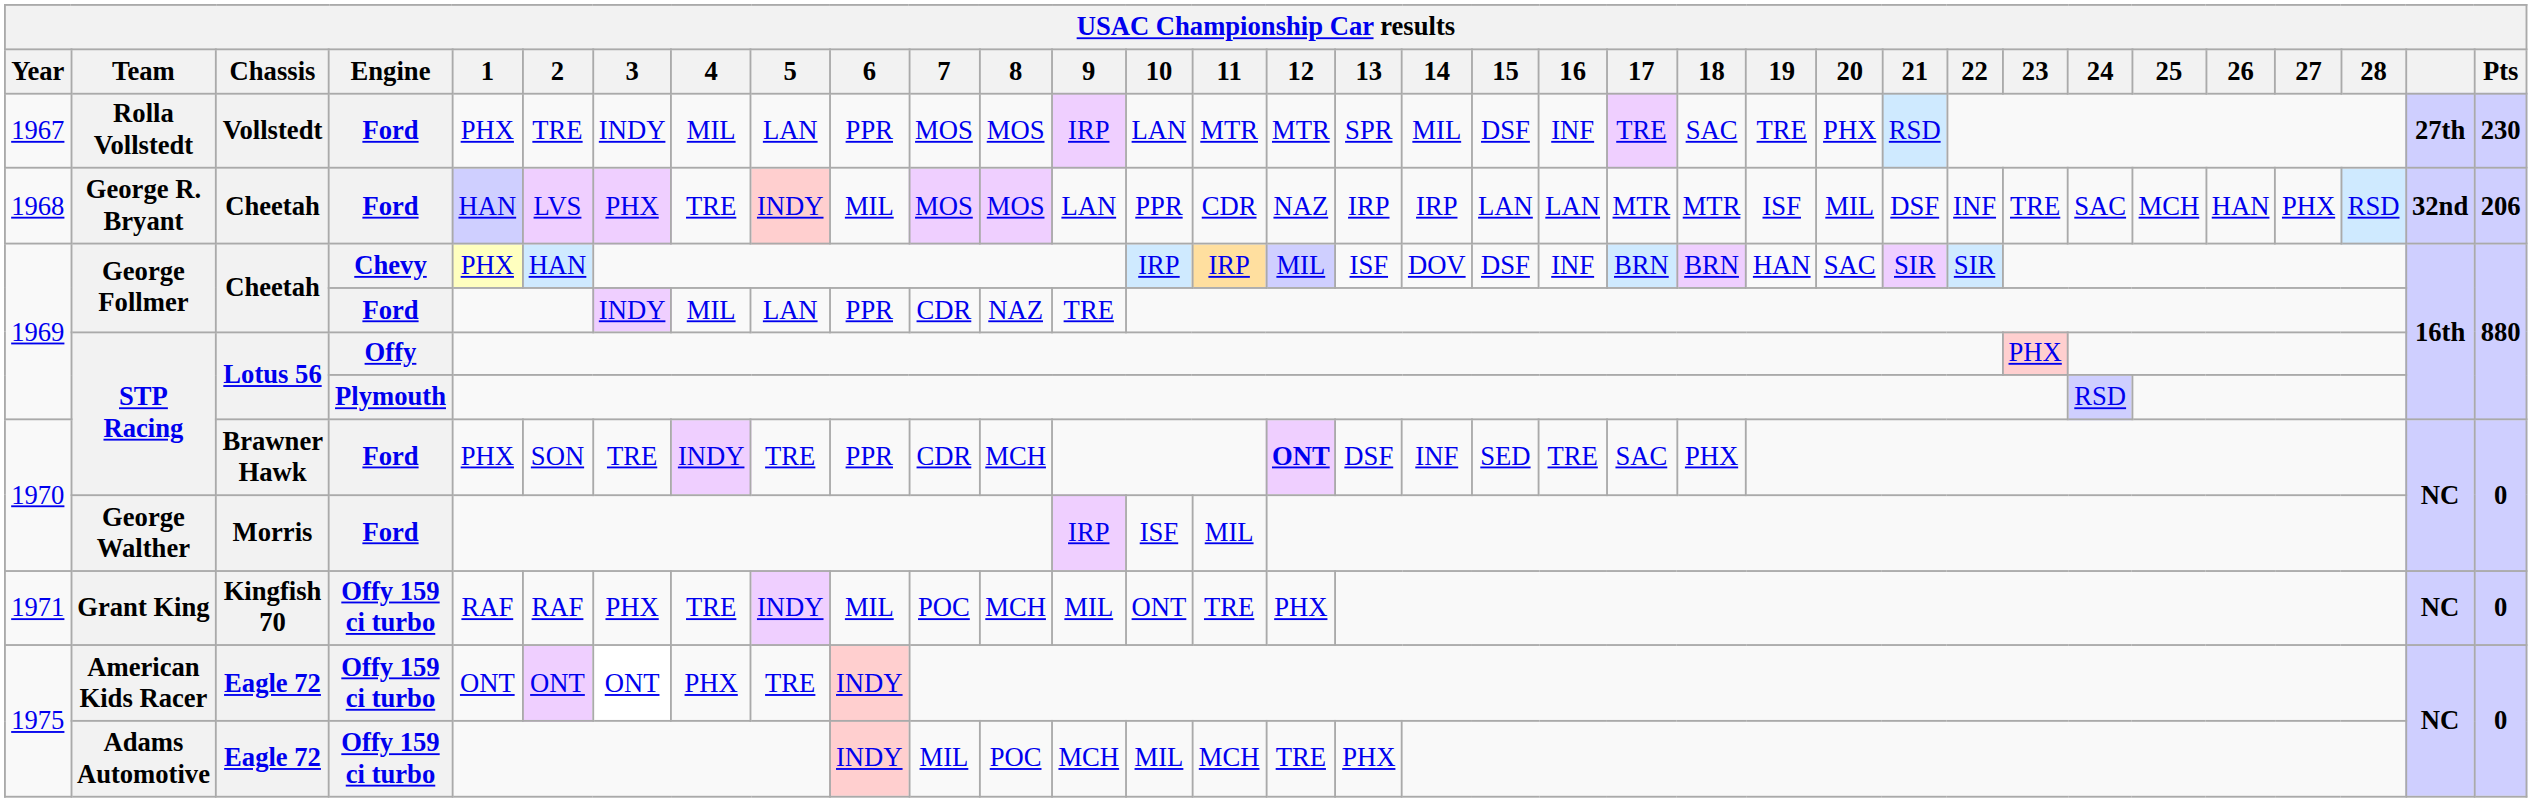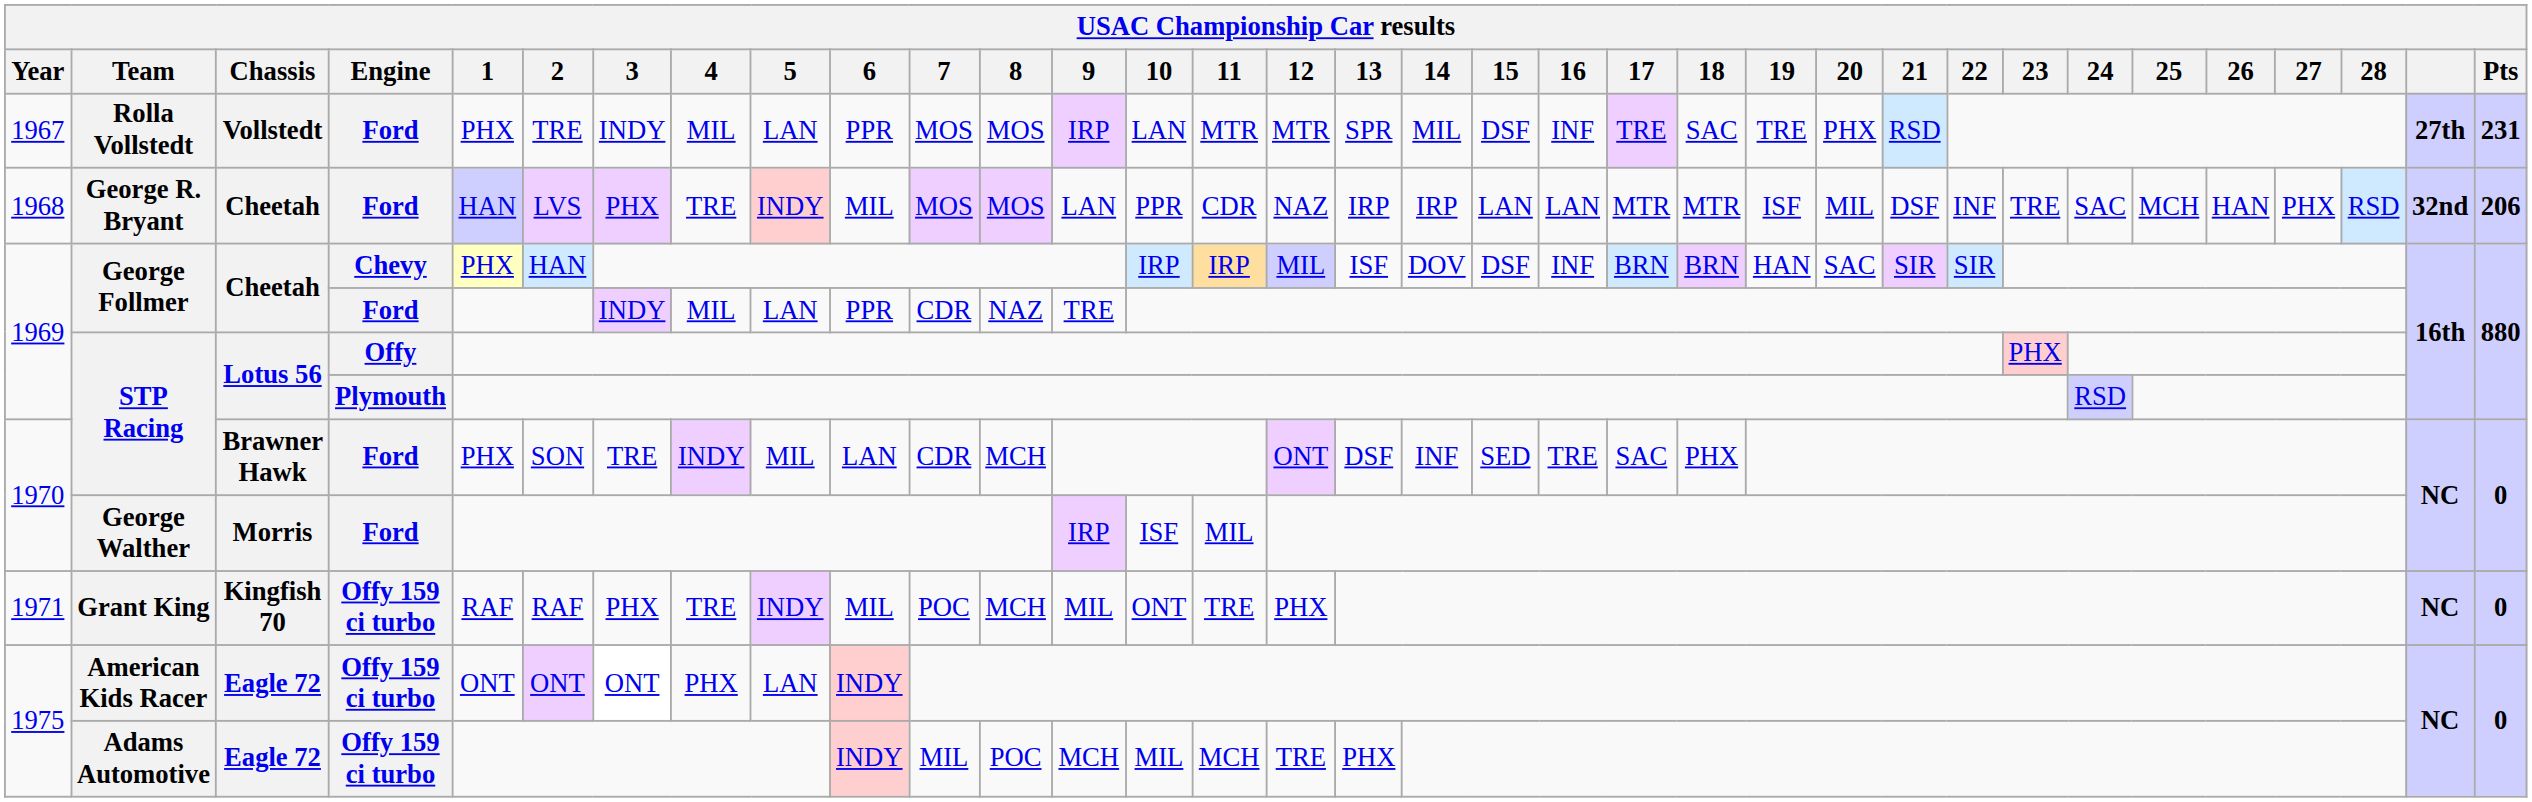(2501, 130) 230 -> (2501, 130) 231
(790, 456) TRE -> (790, 456) MIL
(869, 456) PPR -> (869, 456) LAN
(1301, 456) bold -> (1301, 456) normal
(790, 683) TRE -> (790, 683) LAN
